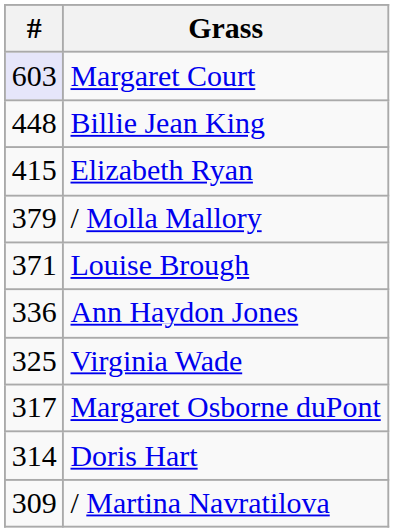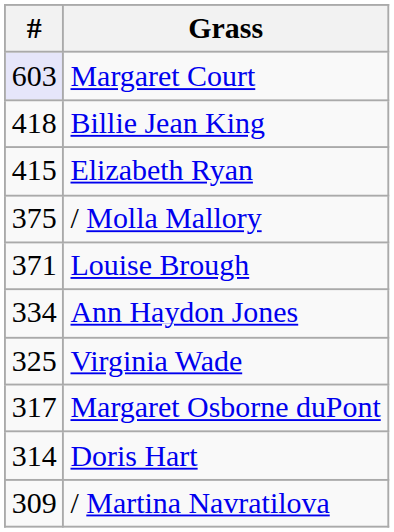(34, 123) 448 -> (34, 123) 418
(34, 218) 379 -> (34, 218) 375
(34, 312) 336 -> (34, 312) 334
